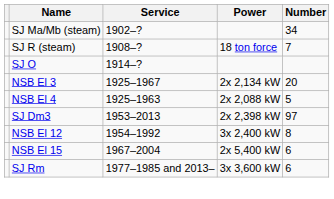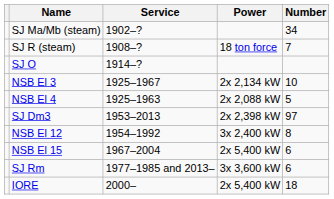(291, 82) 20 -> (291, 82) 10
+ row: (25, 185)
